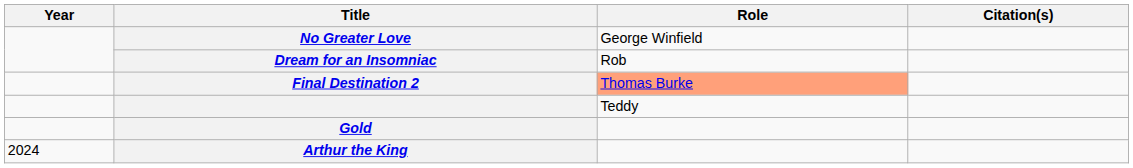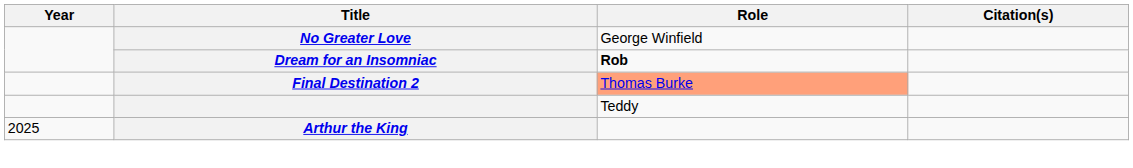(613, 60) normal -> (614, 60) bold
- row: (356, 128)
(24, 151) 2024 -> (24, 128) 2025
